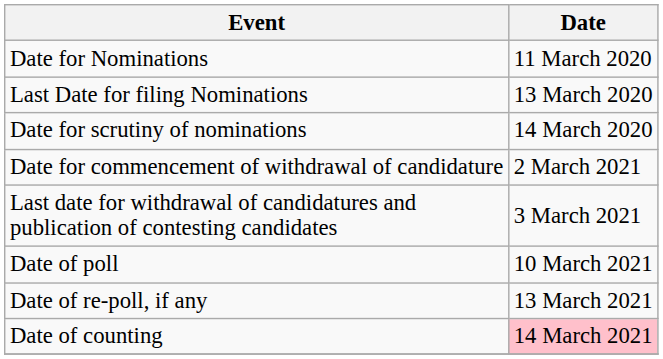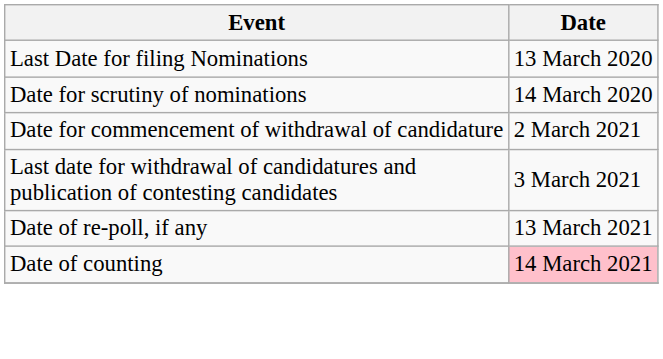- row: (109, 58)
- row: (64, 264)
